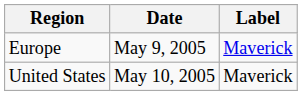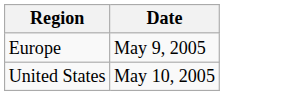- column: (258, 18)
